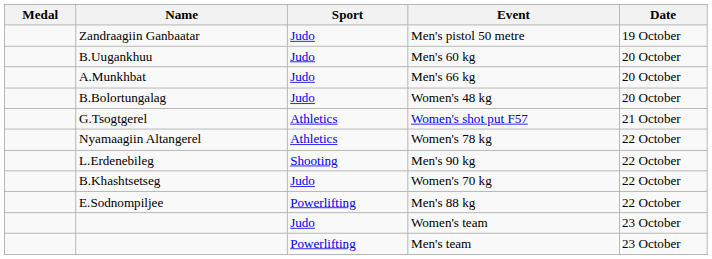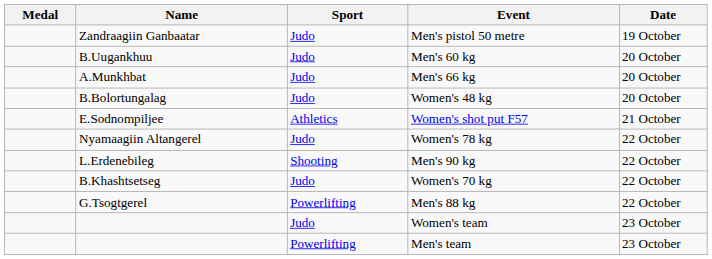(113, 118) G.Tsogtgerel -> (121, 118) E.Sodnompiljee
(314, 139) Athletics -> (303, 139) Judo
(121, 202) E.Sodnompiljee -> (113, 202) G.Tsogtgerel
